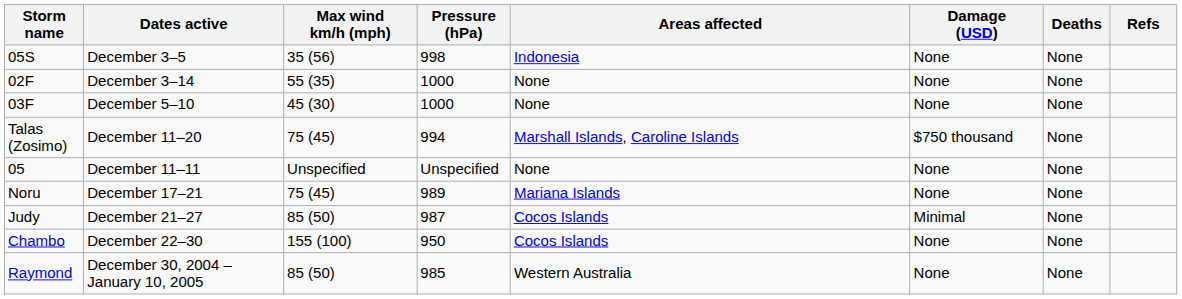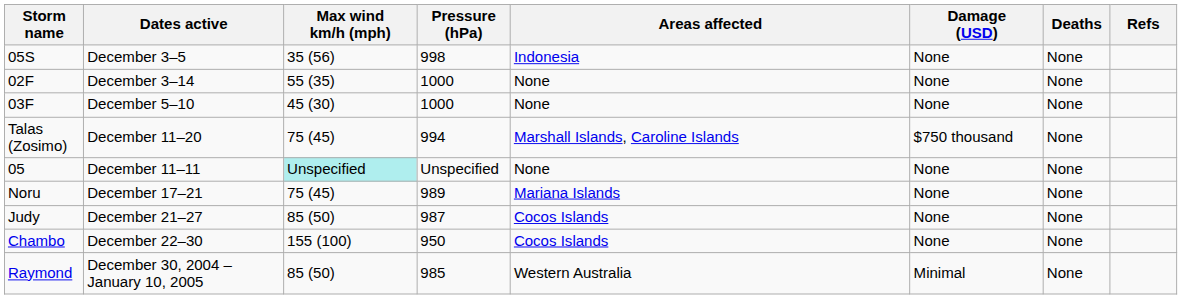(326, 169) no background -> (326, 169) paleturquoise background
(940, 217) Minimal -> (932, 217) None
(932, 273) None -> (940, 273) Minimal
